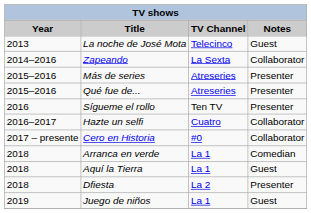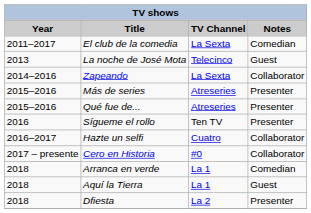+ row: (130, 44)
- row: (117, 201)
